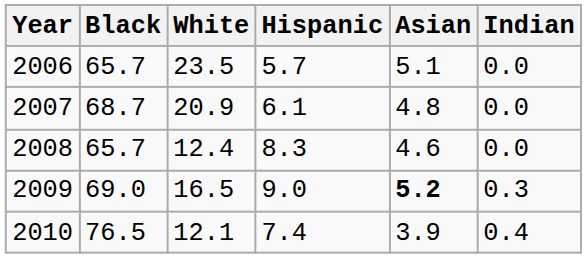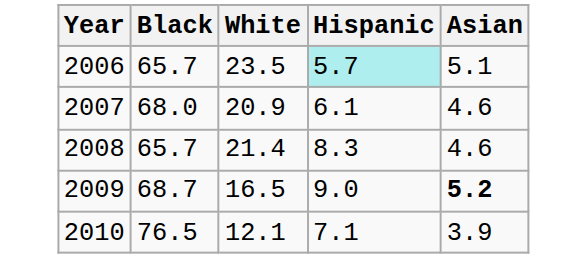- column: (529, 26)
(284, 67) no background -> (336, 67) paleturquoise background
(116, 108) 68.7 -> (167, 108) 68.0
(418, 108) 4.8 -> (470, 108) 4.6
(204, 150) 12.4 -> (255, 150) 21.4
(116, 191) 69.0 -> (167, 191) 68.7
(284, 232) 7.4 -> (336, 232) 7.1
